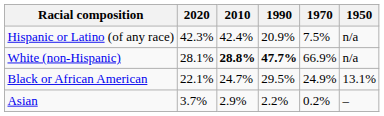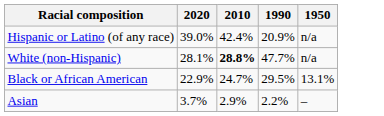- column: (320, 15)
(197, 36) 42.3% -> (197, 36) 39.0%
(279, 58) bold -> (278, 58) normal
(197, 79) 22.1% -> (197, 79) 22.9%
